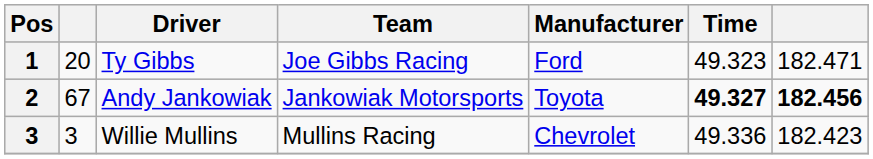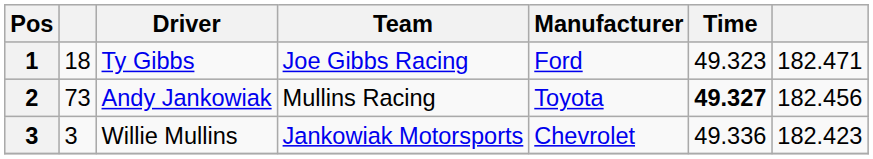(77, 61) 20 -> (77, 61) 18
(77, 98) 67 -> (77, 98) 73
(403, 98) Jankowiak Motorsports -> (359, 98) Mullins Racing
(820, 98) bold -> (820, 98) normal
(359, 136) Mullins Racing -> (403, 136) Jankowiak Motorsports
